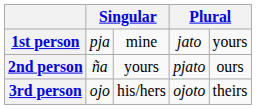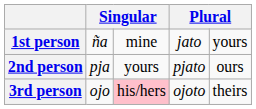(100, 41) pja -> (100, 41) ña
(100, 66) ña -> (100, 66) pja
(142, 91) no background -> (142, 91) pink background
